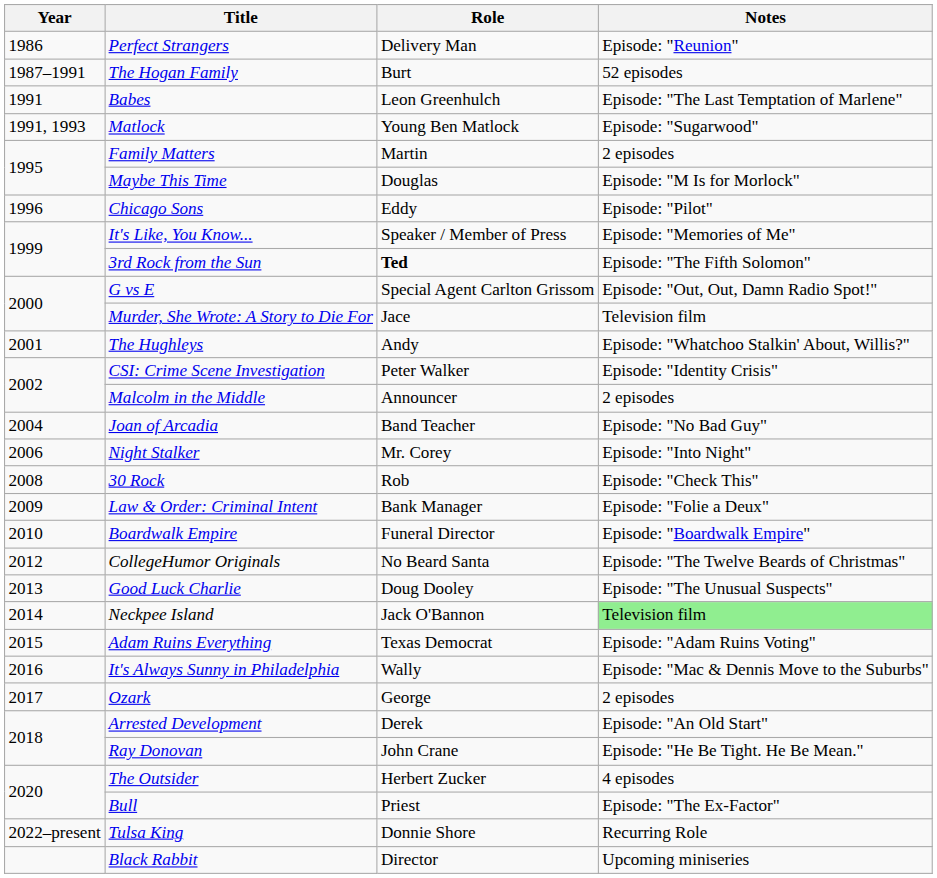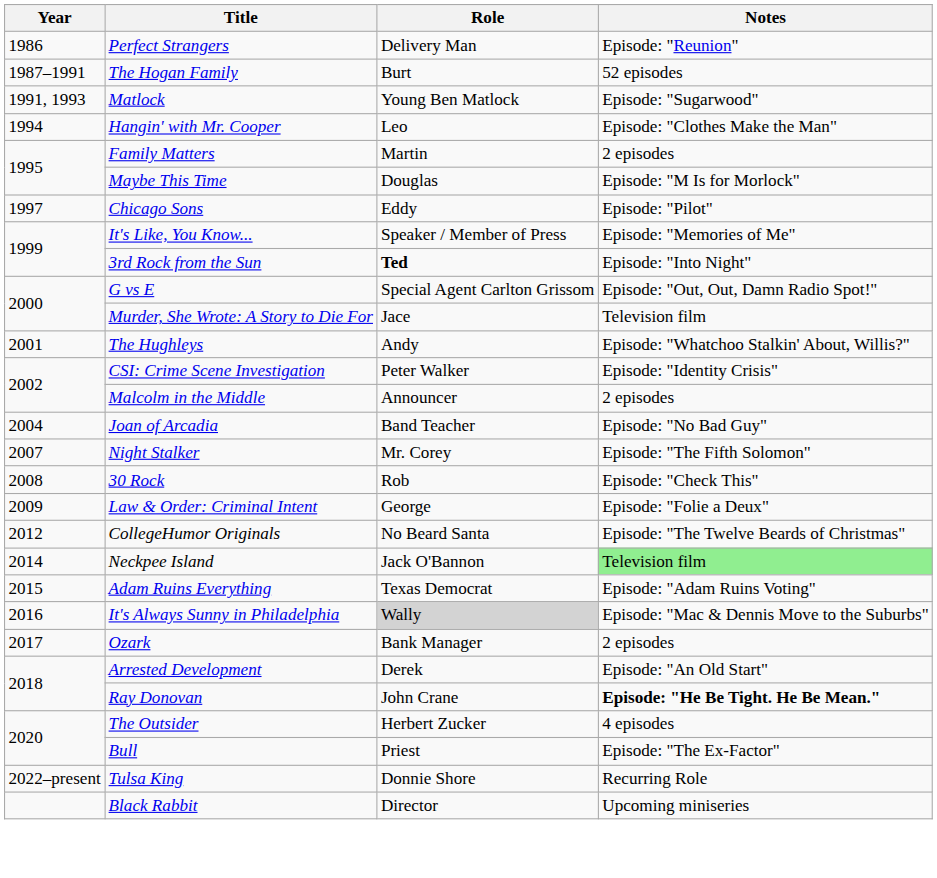- row: (130, 99)
+ row: (195, 126)
(26, 208) 1996 -> (26, 208) 1997
(707, 262) Episode: "The Fifth Solomon" -> (677, 262) Episode: "Into Night"
(26, 452) 2006 -> (26, 452) 2007
(677, 452) Episode: "Into Night" -> (707, 452) Episode: "The Fifth Solomon"
(432, 506) Bank Manager -> (406, 506) George
- row: (173, 533)
- row: (175, 588)
(401, 669) no background -> (401, 615) lightgrey background
(406, 696) George -> (432, 642) Bank Manager
(733, 751) normal -> (741, 696) bold
